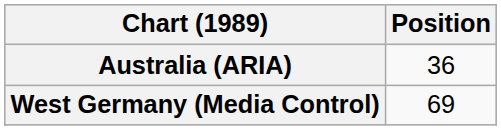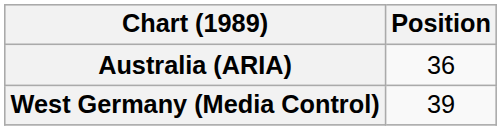(441, 104) 69 -> (441, 104) 39
